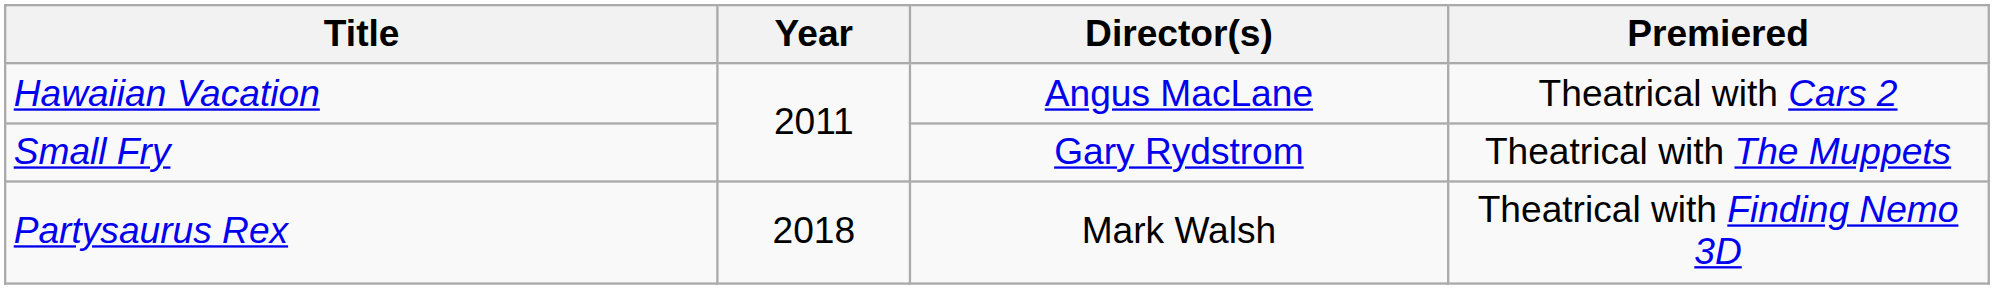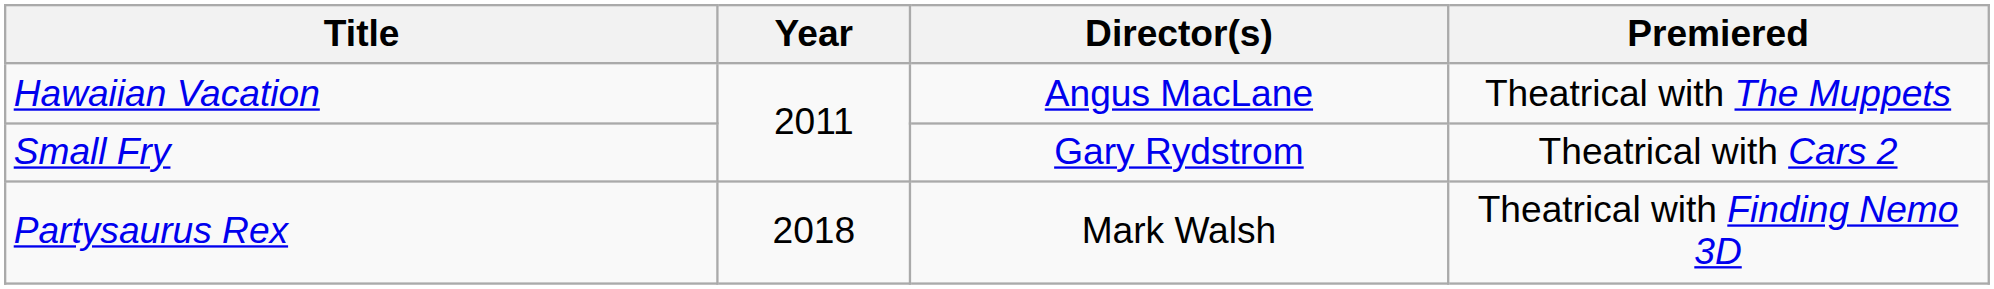(1718, 92) Theatrical with Cars 2 -> (1718, 92) Theatrical with The Muppets
(1718, 151) Theatrical with The Muppets -> (1718, 151) Theatrical with Cars 2
